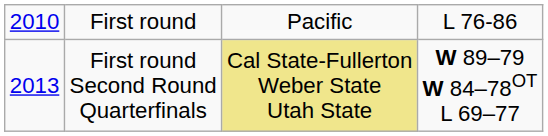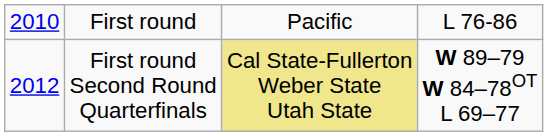(35, 85) 2013 -> (35, 85) 2012
